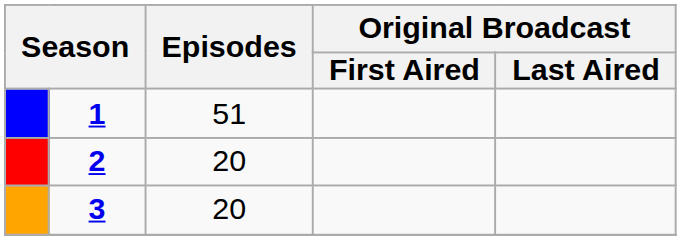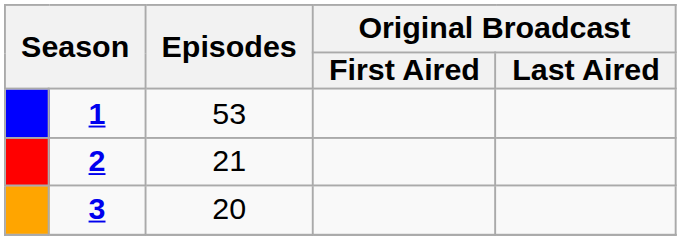(229, 112) 51 -> (229, 112) 53
(229, 161) 20 -> (229, 161) 21
